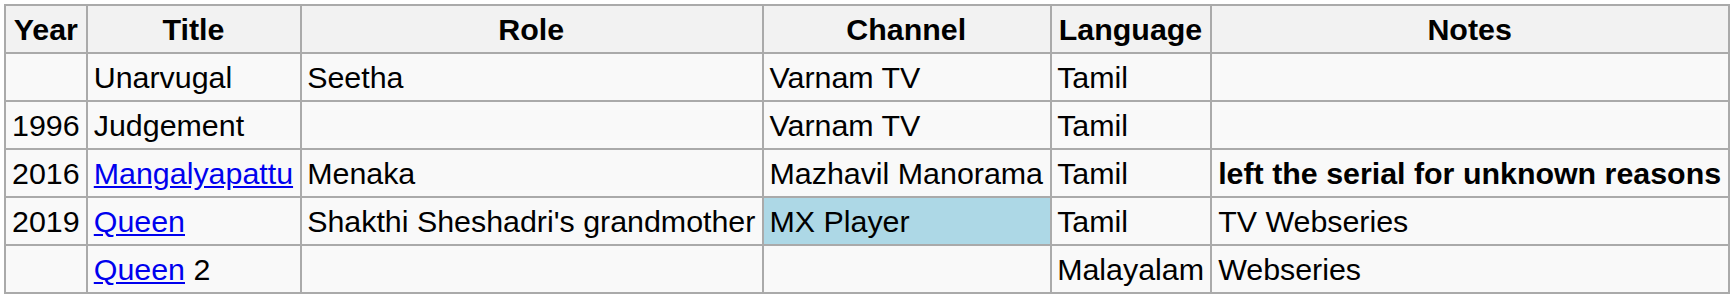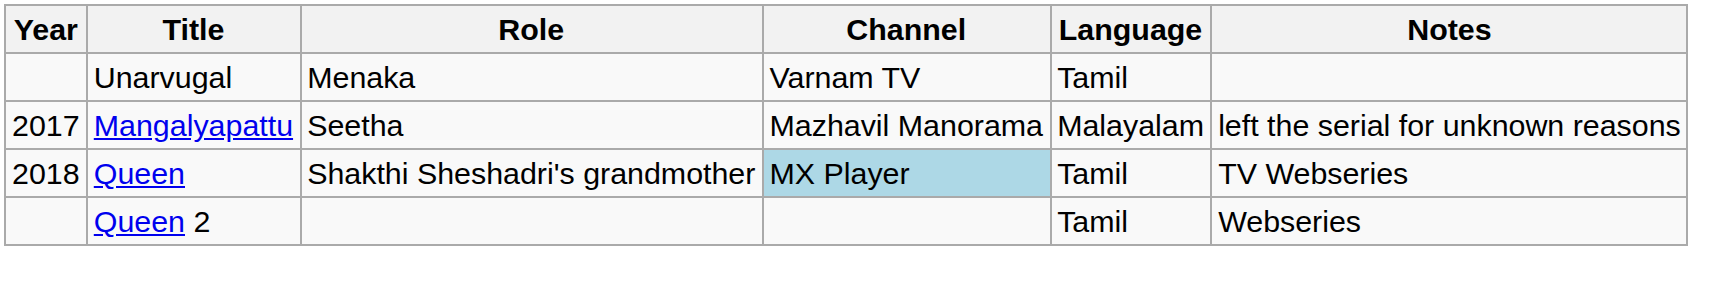(355, 77) Seetha -> (361, 77) Menaka
- row: (169, 126)
(46, 174) 2016 -> (46, 126) 2017
(361, 174) Menaka -> (355, 126) Seetha
(1093, 174) Tamil -> (1131, 126) Malayalam
(1470, 174) bold -> (1449, 126) normal
(46, 222) 2019 -> (46, 174) 2018
(1131, 270) Malayalam -> (1093, 222) Tamil
